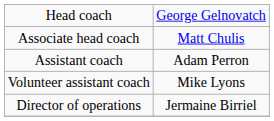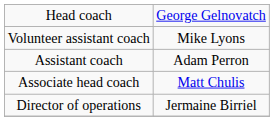rows swapped: (79, 37) <-> (79, 82)
